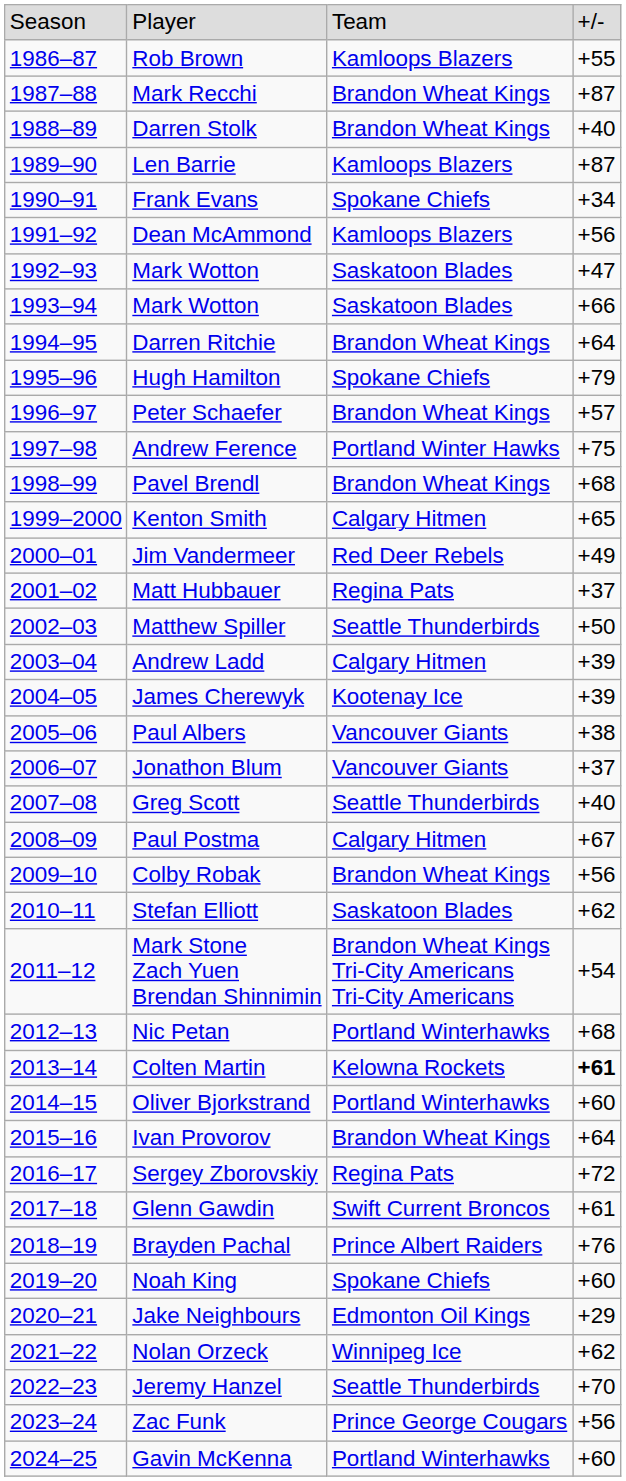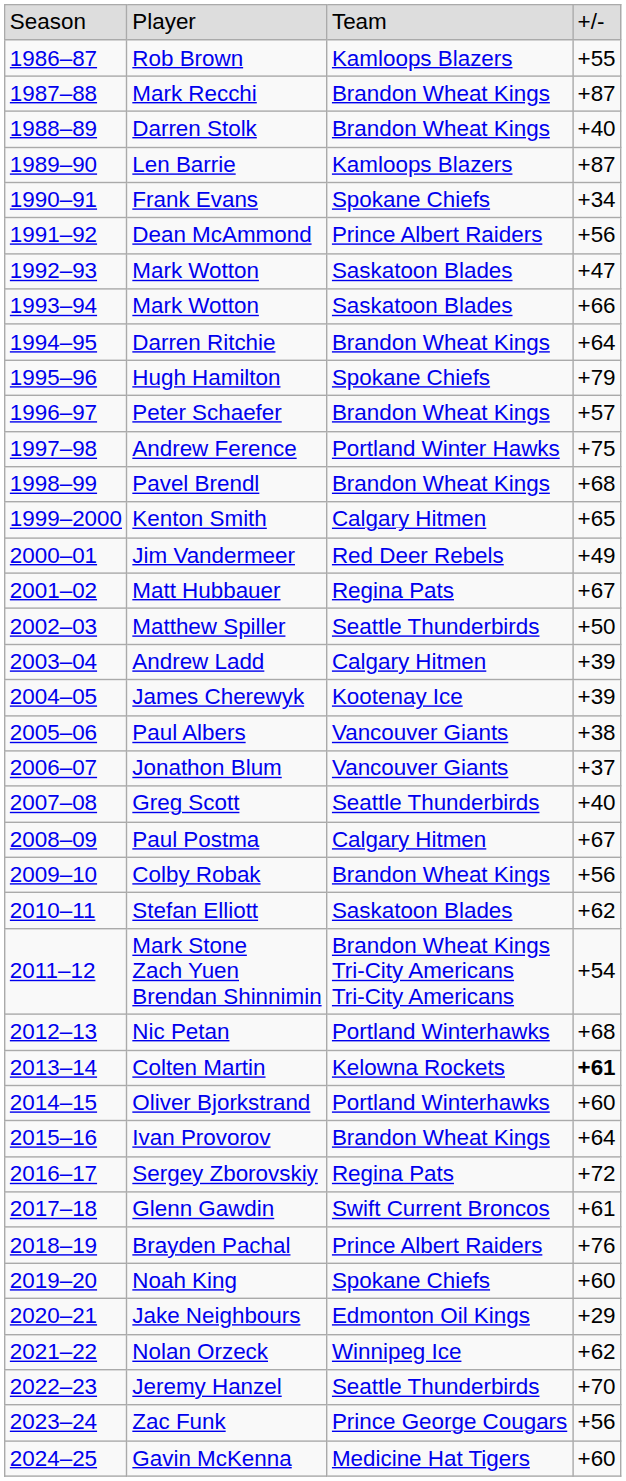(422, 235) Kamloops Blazers -> (437, 235) Prince Albert Raiders
(597, 590) +37 -> (597, 590) +67
(441, 1458) Portland Winterhawks -> (431, 1458) Medicine Hat Tigers
